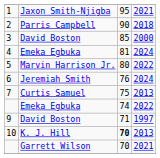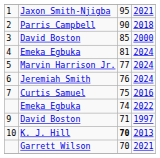(124, 65) 80 -> (124, 65) 77
(143, 65) 2022 -> (143, 65) 2024
(143, 92) 2013 -> (143, 92) 2016
